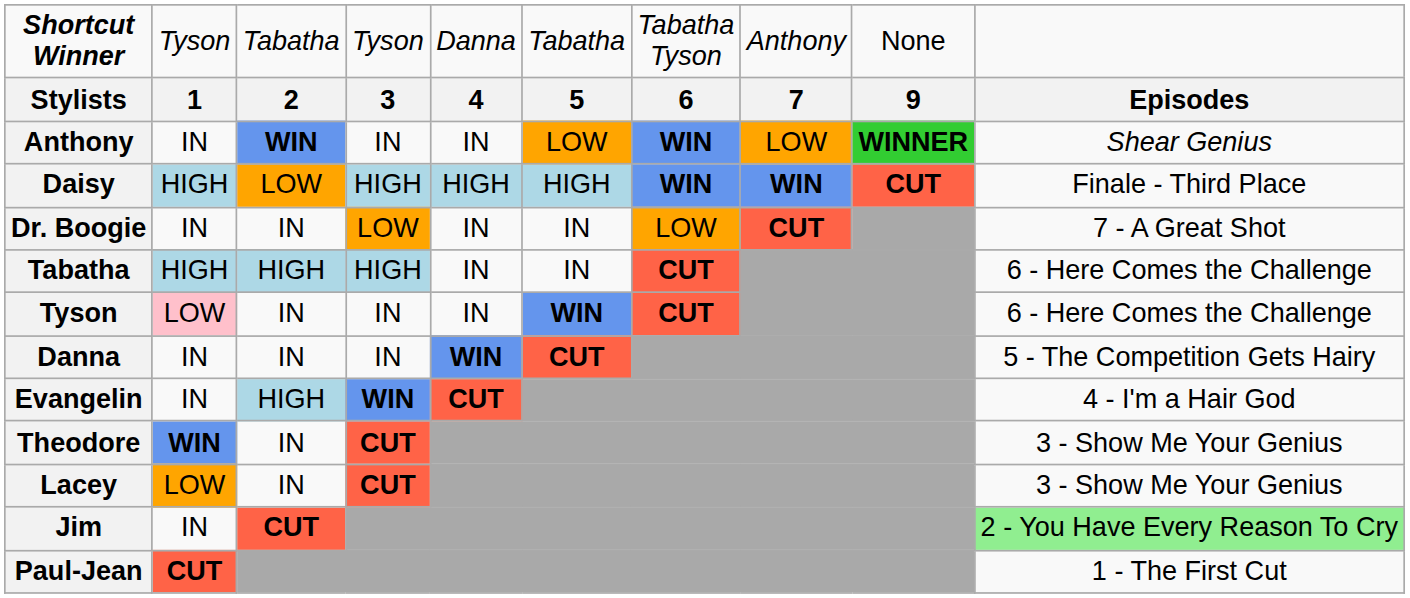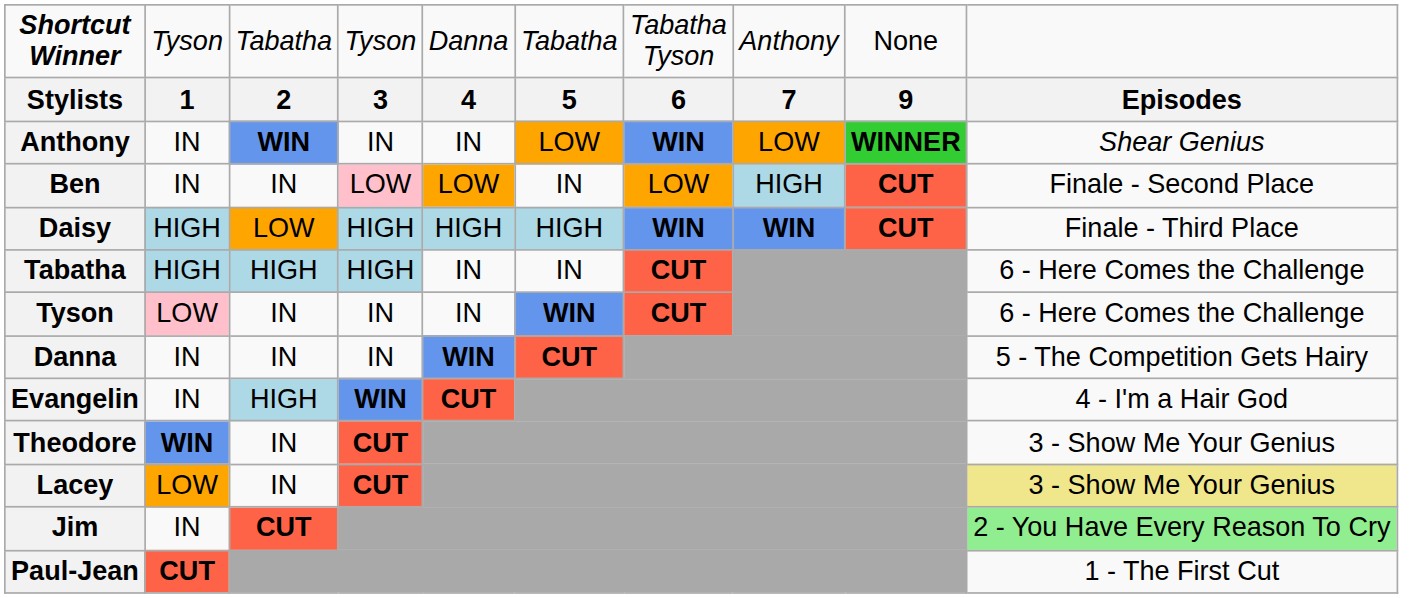+ row: (75, 185)
- row: (79, 227)
(1189, 485) no background -> (1182, 485) khaki background
